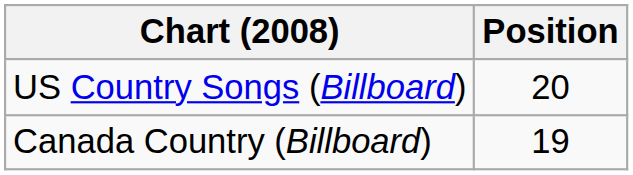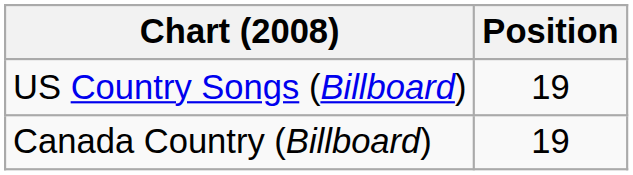(550, 86) 20 -> (550, 86) 19
